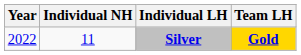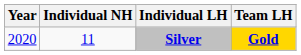(22, 38) 2022 -> (22, 38) 2020
